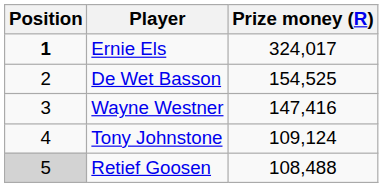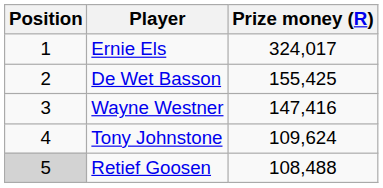(46, 49) bold -> (46, 49) normal
(303, 78) 154,525 -> (303, 78) 155,425
(303, 138) 109,124 -> (303, 138) 109,624
